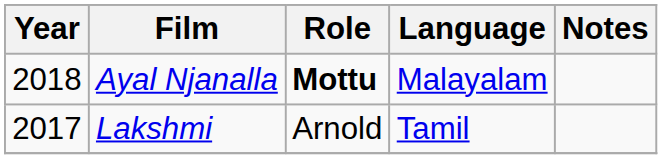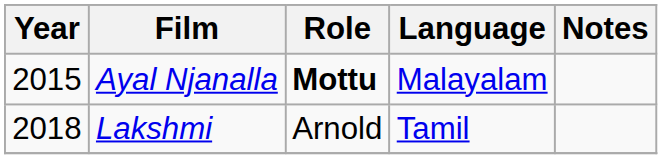(47, 78) 2018 -> (47, 78) 2015
(47, 128) 2017 -> (47, 128) 2018
